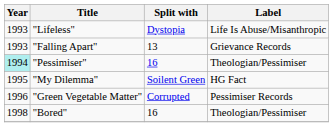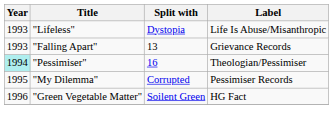(176, 79) Soilent Green -> (168, 79) Corrupted
(228, 79) HG Fact -> (251, 79) Pessimiser Records
(168, 96) Corrupted -> (176, 96) Soilent Green
(251, 96) Pessimiser Records -> (228, 96) HG Fact
- row: (50, 113)
